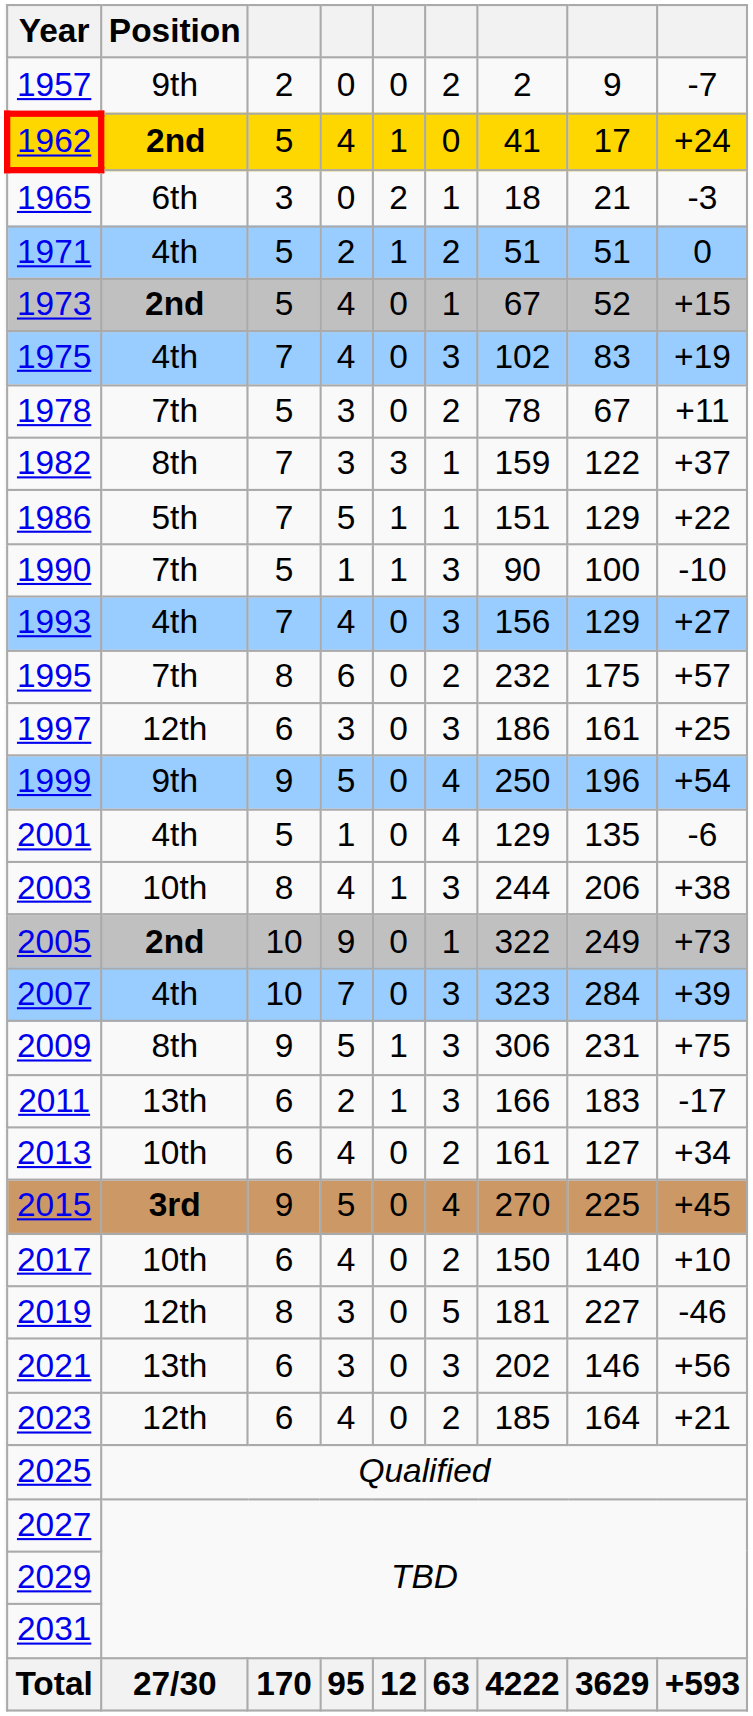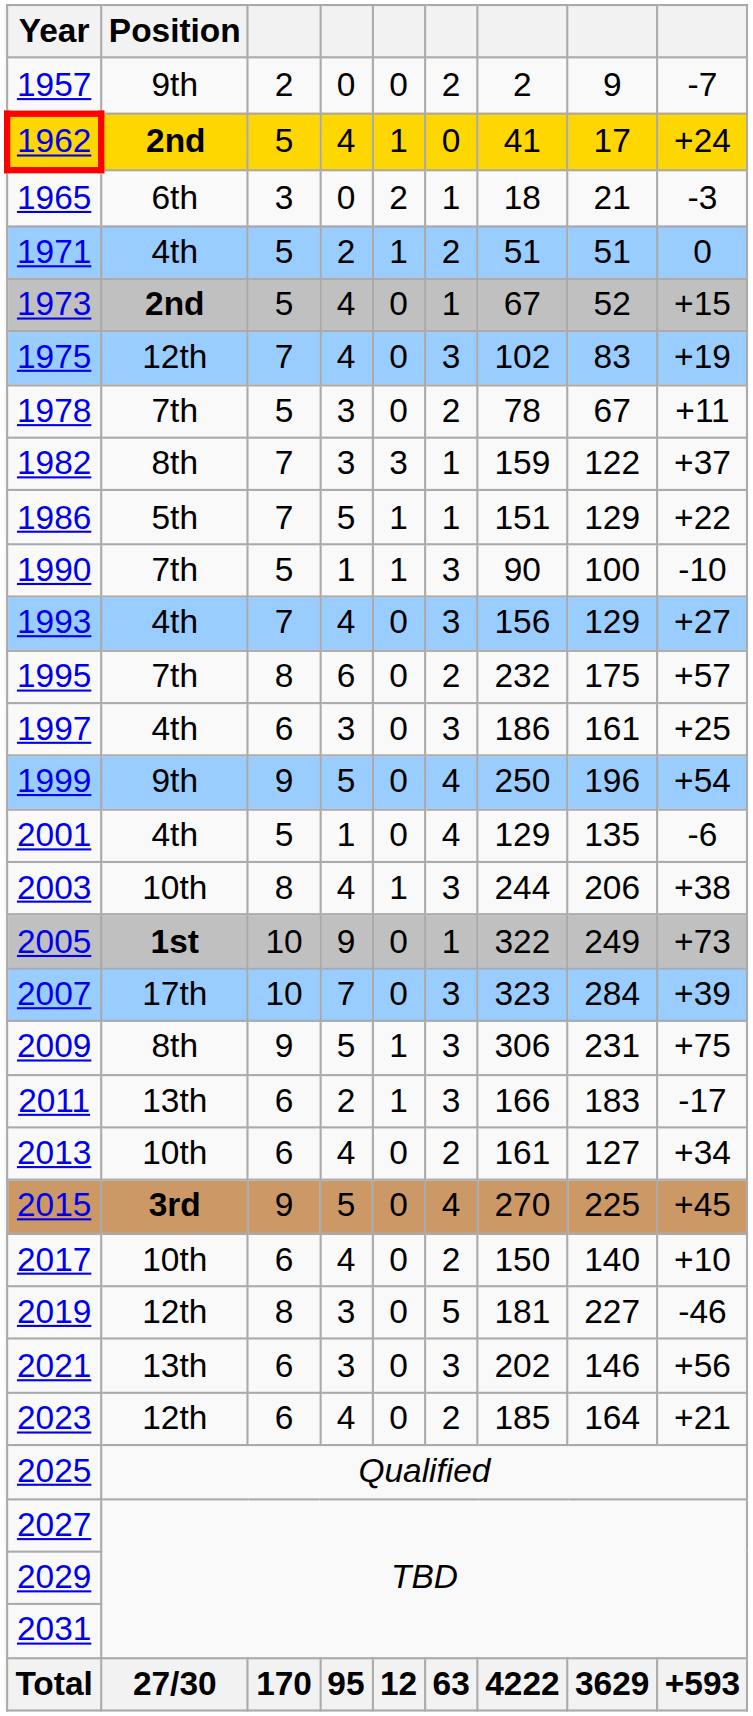(175, 357) 4th -> (175, 357) 12th
(175, 728) 12th -> (175, 728) 4th
(175, 940) 2nd -> (175, 940) 1st
(175, 993) 4th -> (175, 993) 17th
